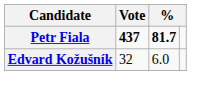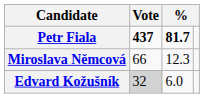+ row: (67, 59)
(126, 59) no background -> (139, 81) lightgrey background
